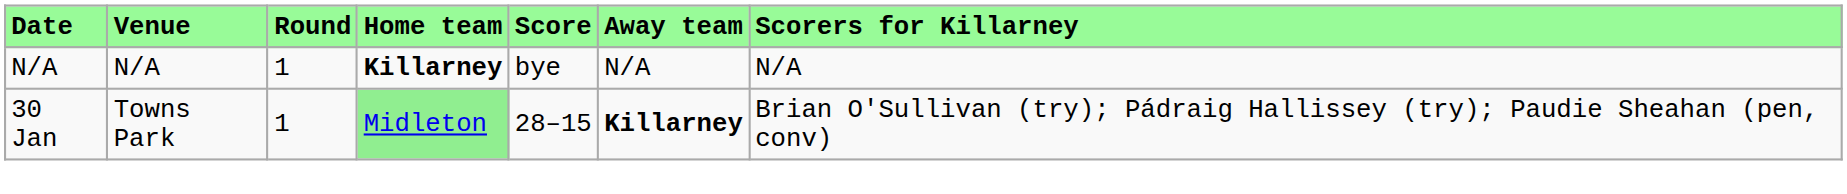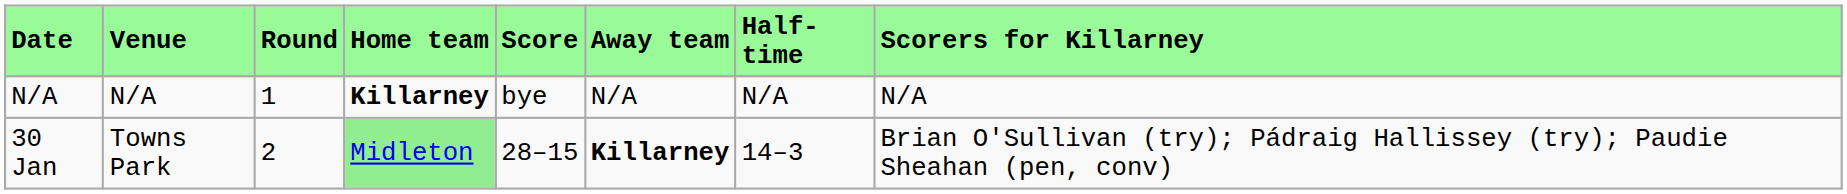+ column: (780, 41)
(282, 124) 1 -> (269, 153) 2
